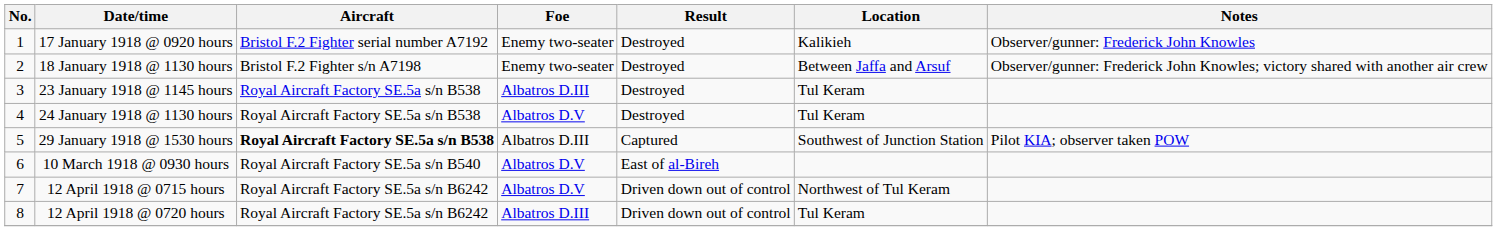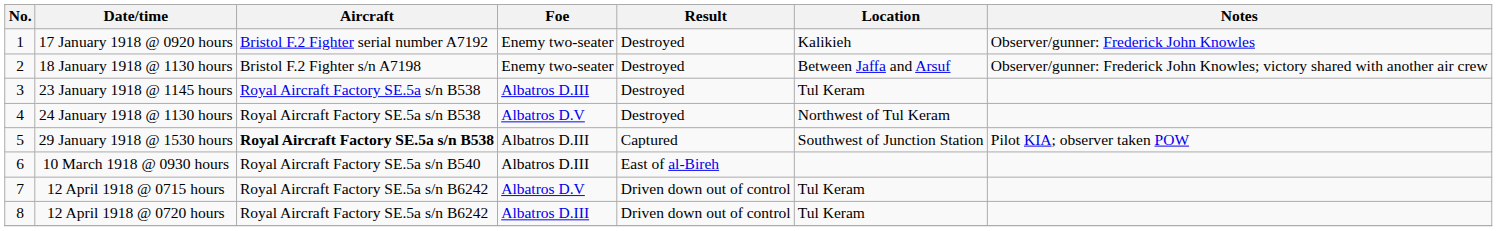(831, 115) Tul Keram -> (874, 115) Northwest of Tul Keram
(543, 164) Albatros D.V -> (545, 164) Albatros D.III
(874, 189) Northwest of Tul Keram -> (831, 189) Tul Keram
